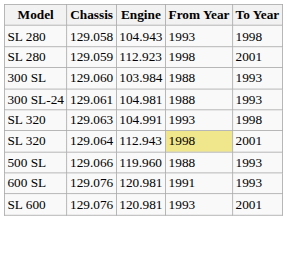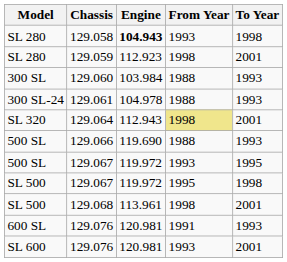(141, 36) normal -> (141, 36) bold
(141, 99) 104.981 -> (141, 99) 104.978
- row: (27, 120)
(141, 162) 119.960 -> (141, 141) 119.690
+ row: (27, 162)
+ row: (27, 183)
+ row: (27, 204)
